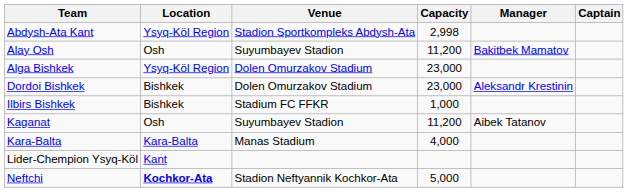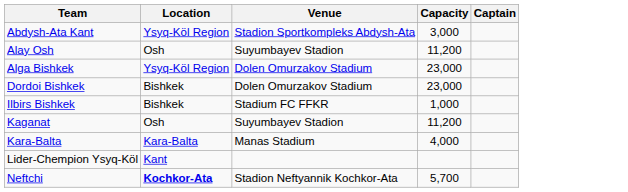- column: (523, 13)
(444, 31) 2,998 -> (444, 31) 3,000
(444, 178) 5,000 -> (444, 178) 5,700
